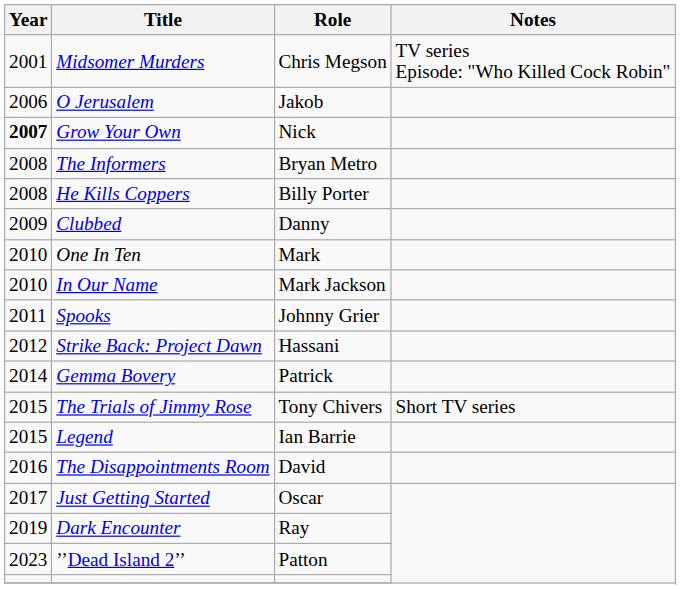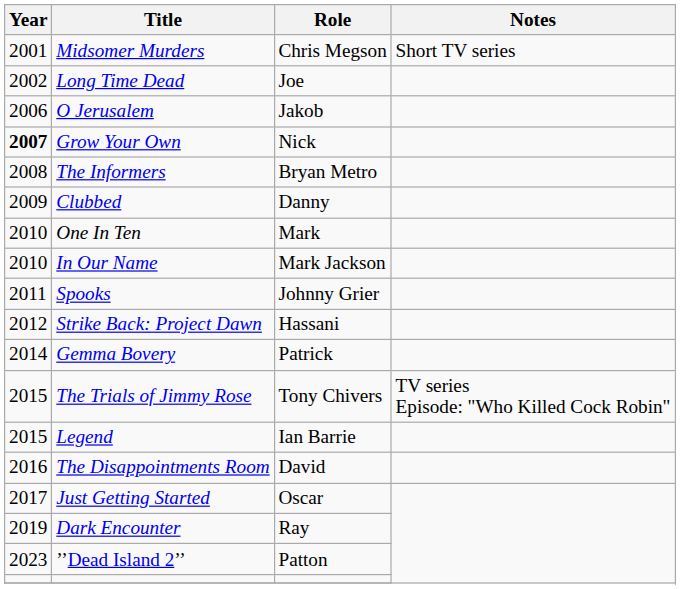(533, 60) TV series Episode: "Who Killed Cock Robin" -> (456, 50) Short TV series
+ row: (120, 80)
- row: (123, 193)
(456, 406) Short TV series -> (533, 395) TV series Episode: "Who Killed Cock Robin"
